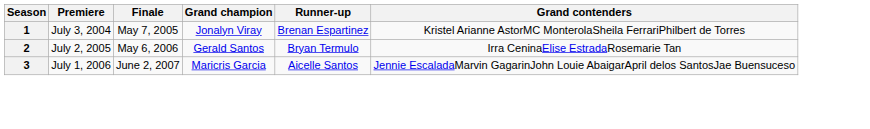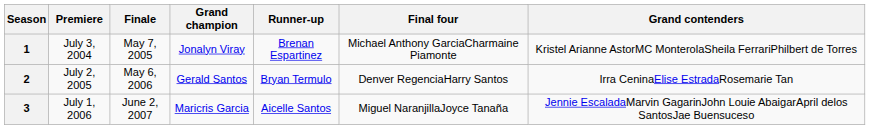+ column: (433, 19)
